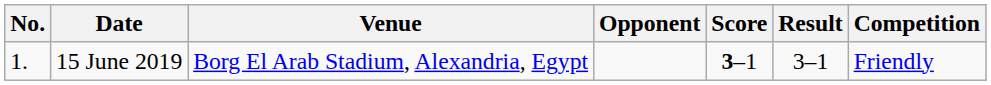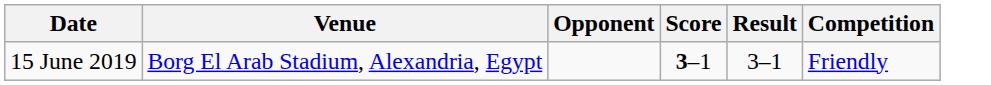- column: (28, 23)
